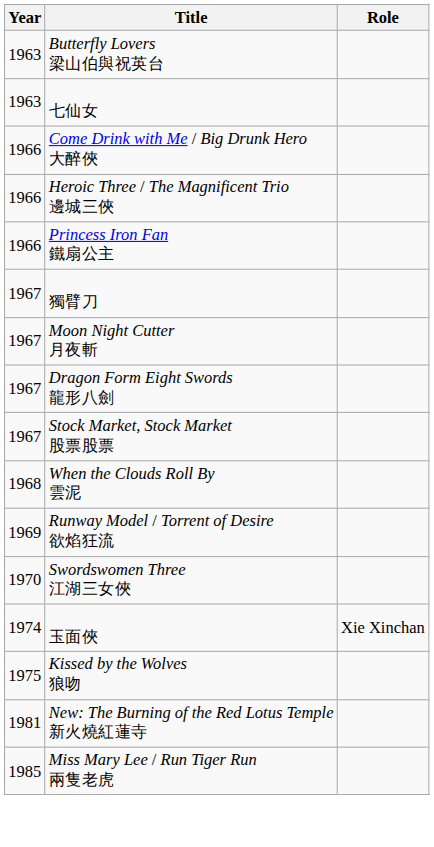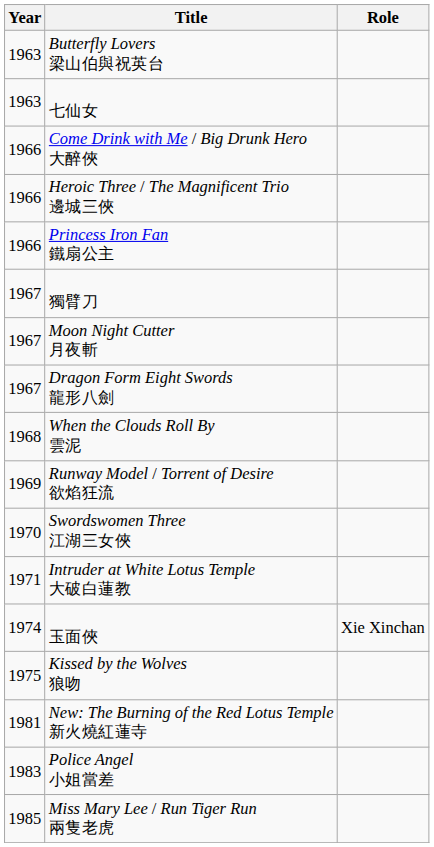- row: (140, 435)
+ row: (152, 578)
+ row: (91, 769)
